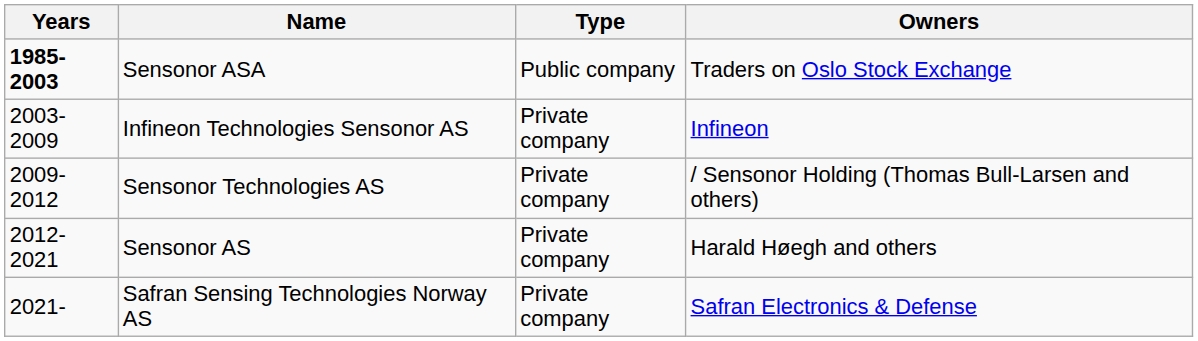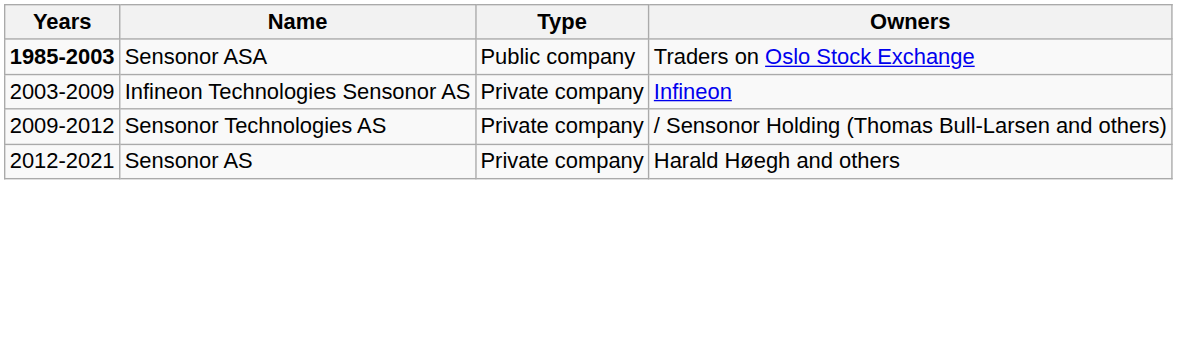- row: (305, 306)
